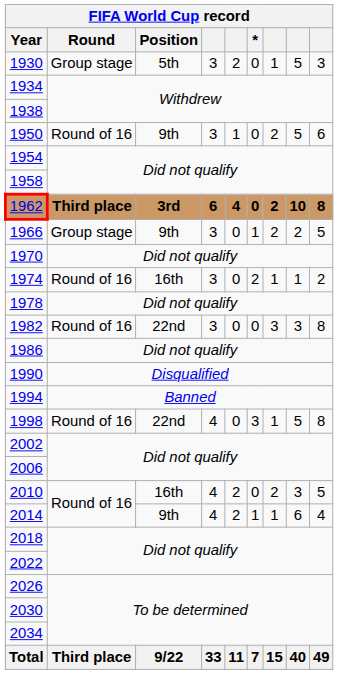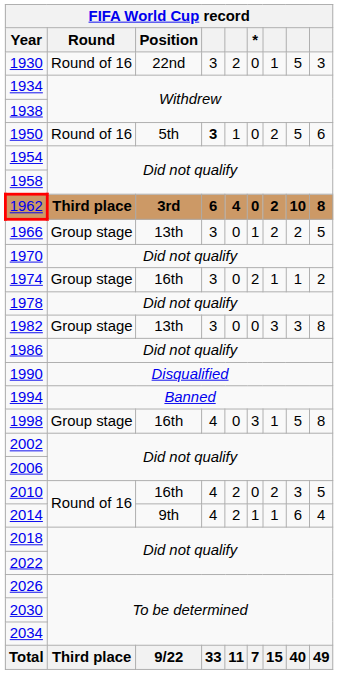(92, 63) Group stage -> (92, 63) Round of 16
(169, 63) 5th -> (169, 63) 22nd
(169, 134) 9th -> (169, 134) 5th
(213, 134) normal -> (213, 134) bold
(169, 231) 9th -> (169, 231) 13th
(92, 279) Round of 16 -> (92, 279) Group stage
(92, 326) Round of 16 -> (92, 326) Group stage
(169, 326) 22nd -> (169, 326) 13th
(92, 421) Round of 16 -> (92, 421) Group stage
(169, 421) 22nd -> (169, 421) 16th
